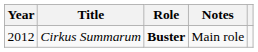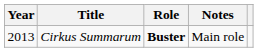(21, 36) 2012 -> (21, 36) 2013
